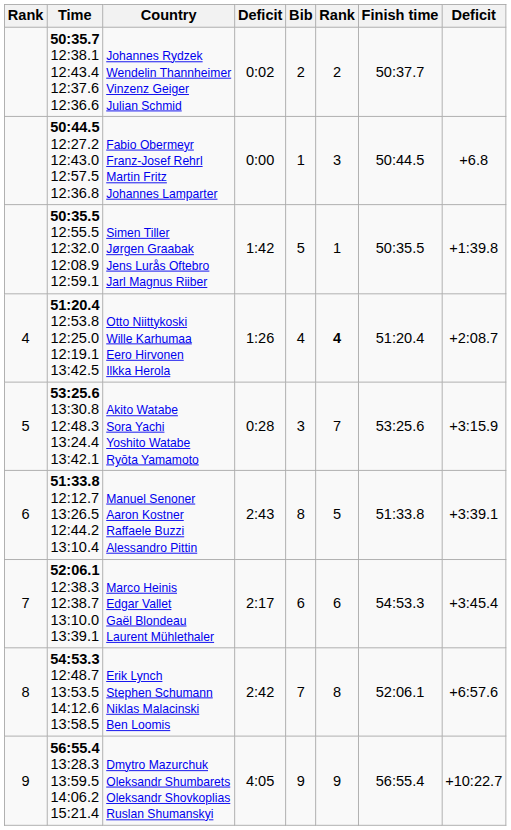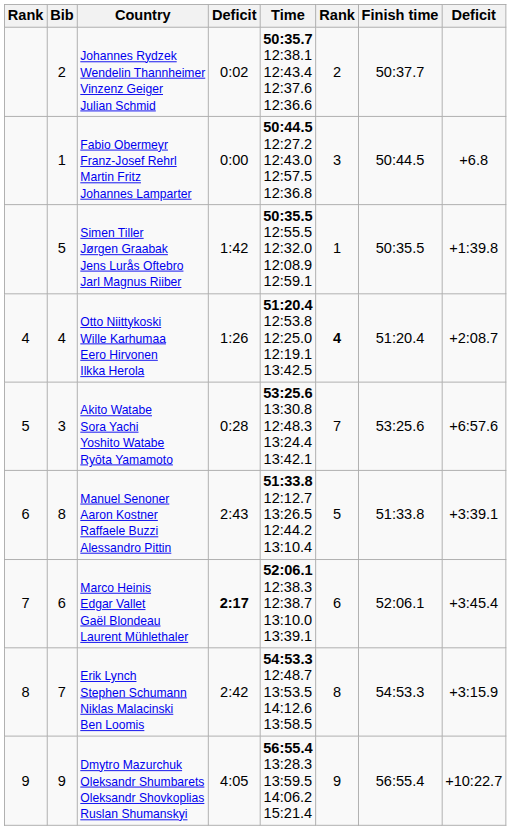columns swapped: (301, 16) <-> (75, 16)
(474, 426) +3:15.9 -> (474, 426) +6:57.6
(260, 603) normal -> (234, 603) bold
(400, 603) 54:53.3 -> (400, 603) 52:06.1
(400, 692) 52:06.1 -> (400, 692) 54:53.3
(474, 692) +6:57.6 -> (474, 692) +3:15.9
